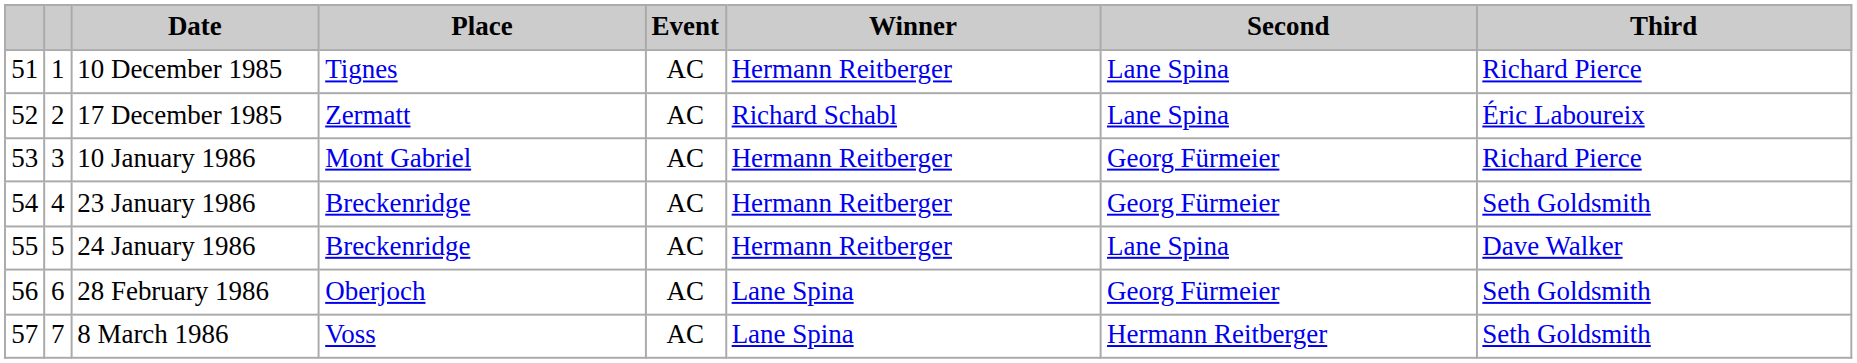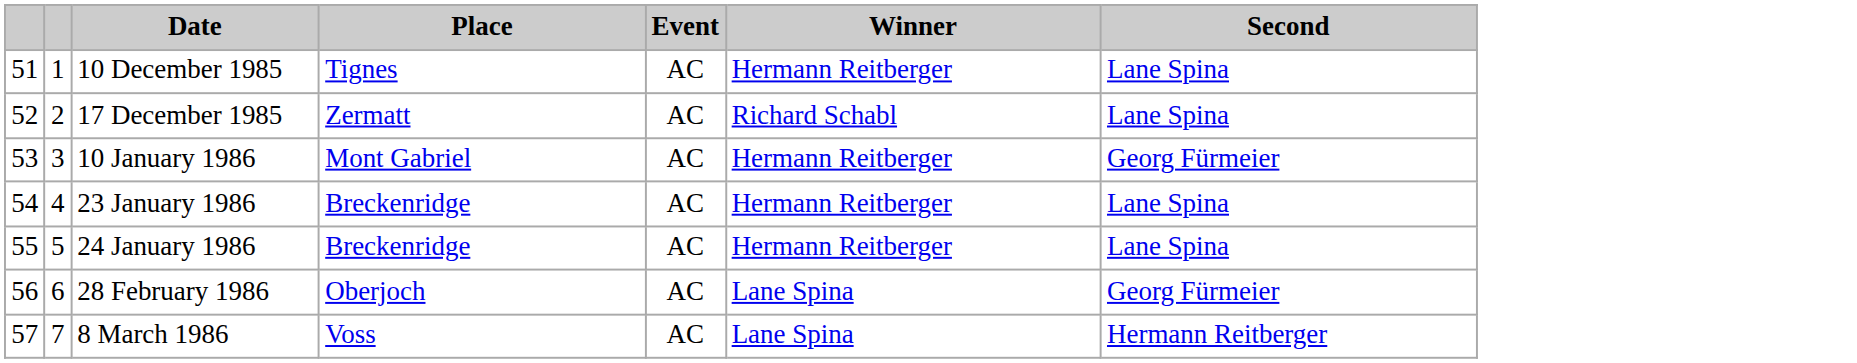- column: (1664, 26)
(1193, 202) Georg Fürmeier -> (1168, 202) Lane Spina
